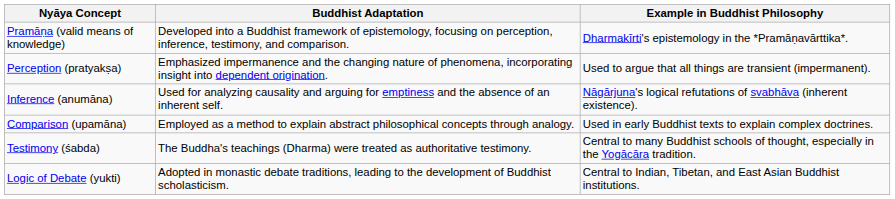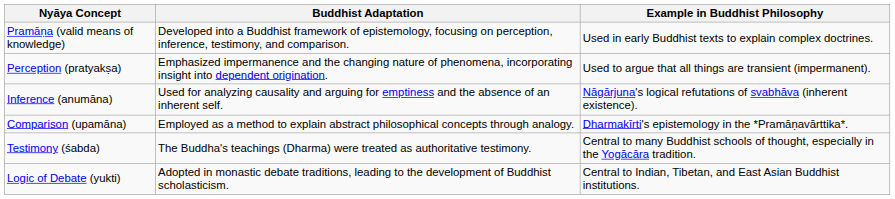(716, 37) Dharmakīrti's epistemology in the *Pramāṇavārttika*. -> (728, 37) Used in early Buddhist texts to explain complex doctrines.
(728, 123) Used in early Buddhist texts to explain complex doctrines. -> (716, 123) Dharmakīrti's epistemology in the *Pramāṇavārttika*.
